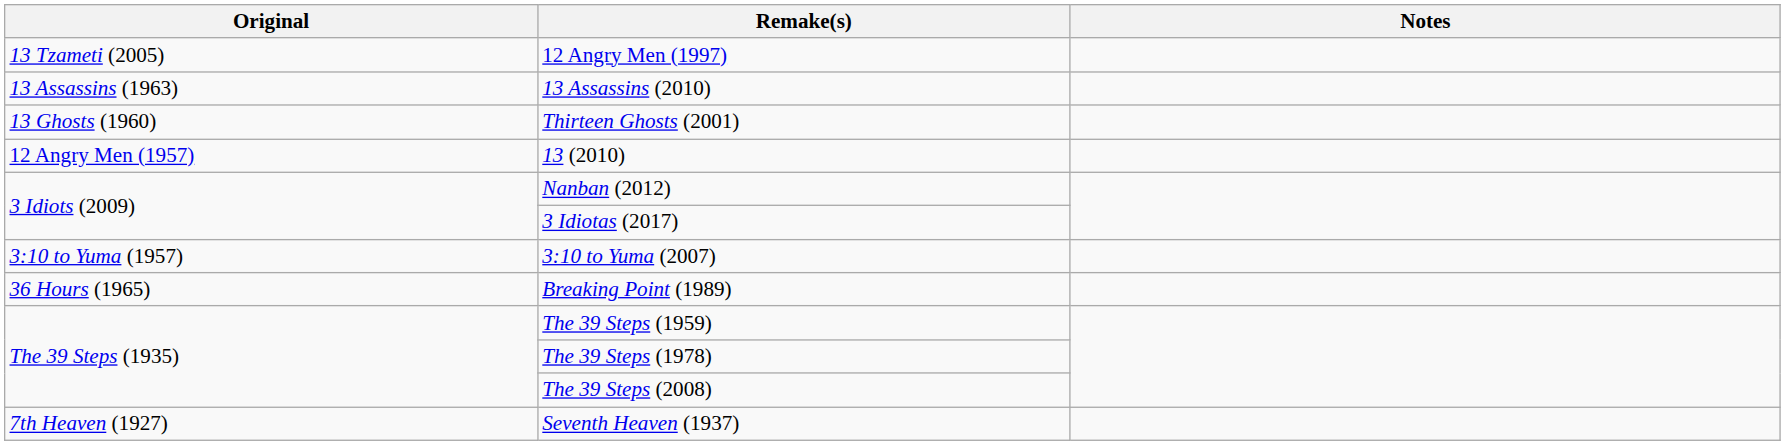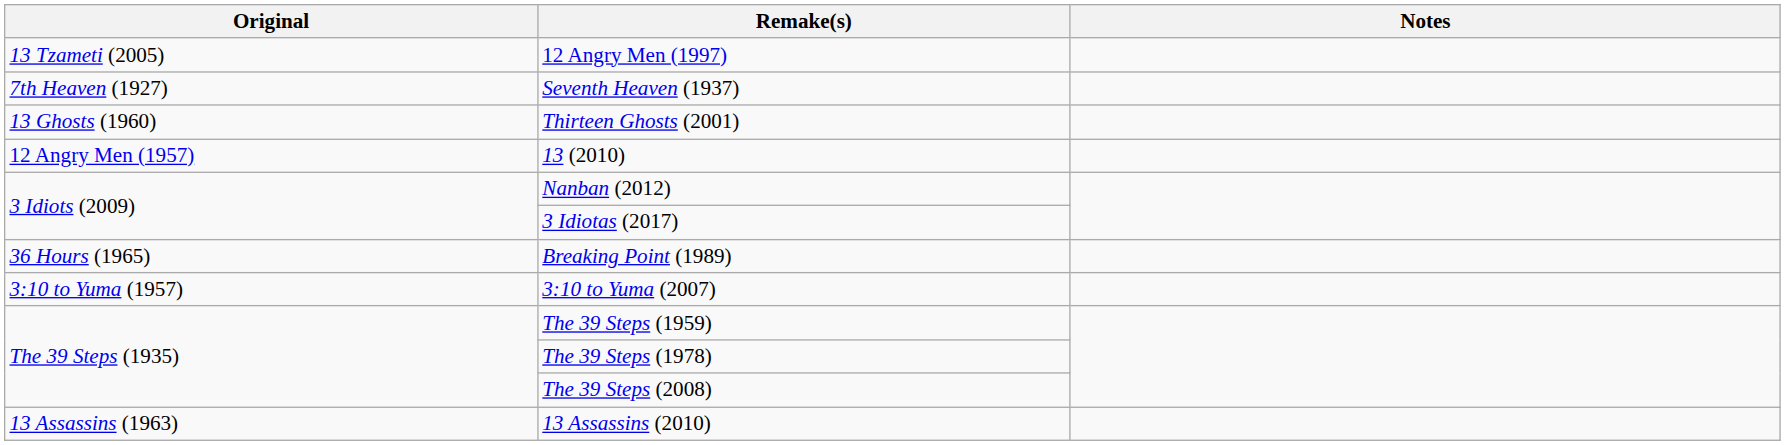rows swapped: (627, 88) <-> (641, 423)
rows swapped: (629, 255) <-> (637, 289)
